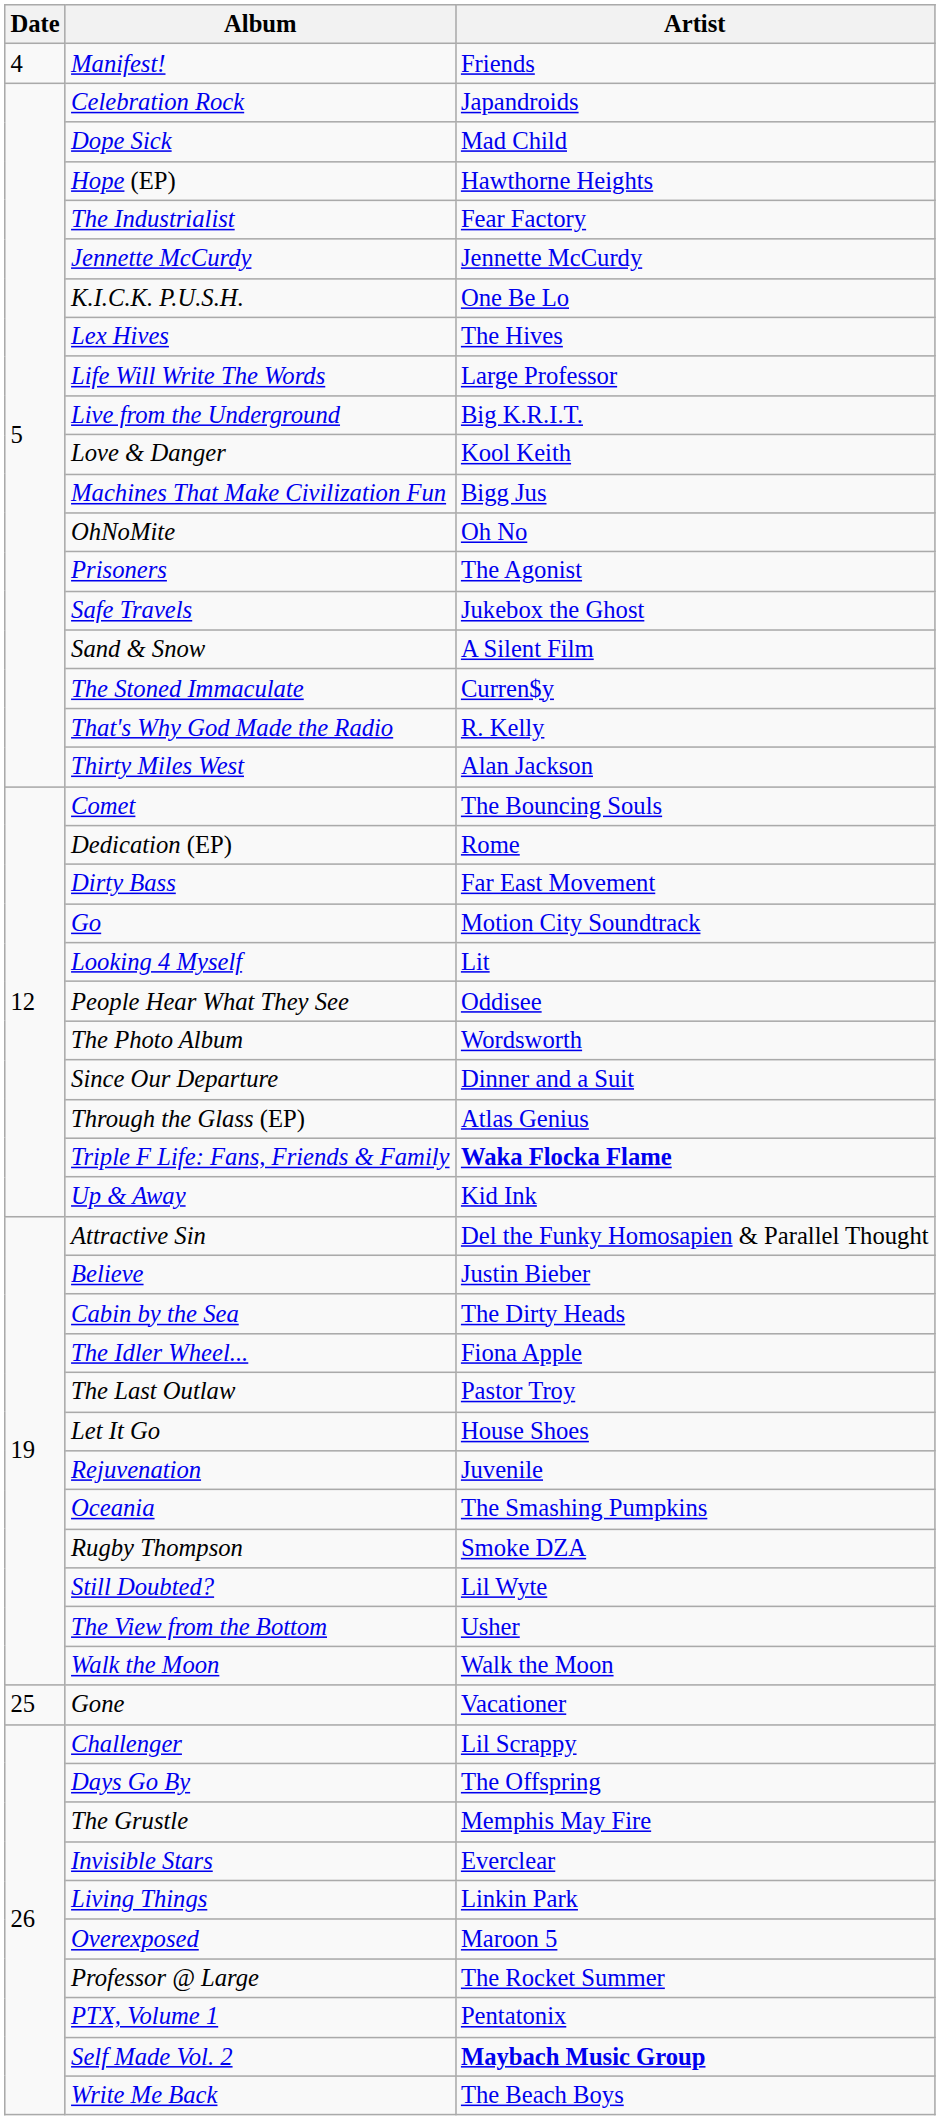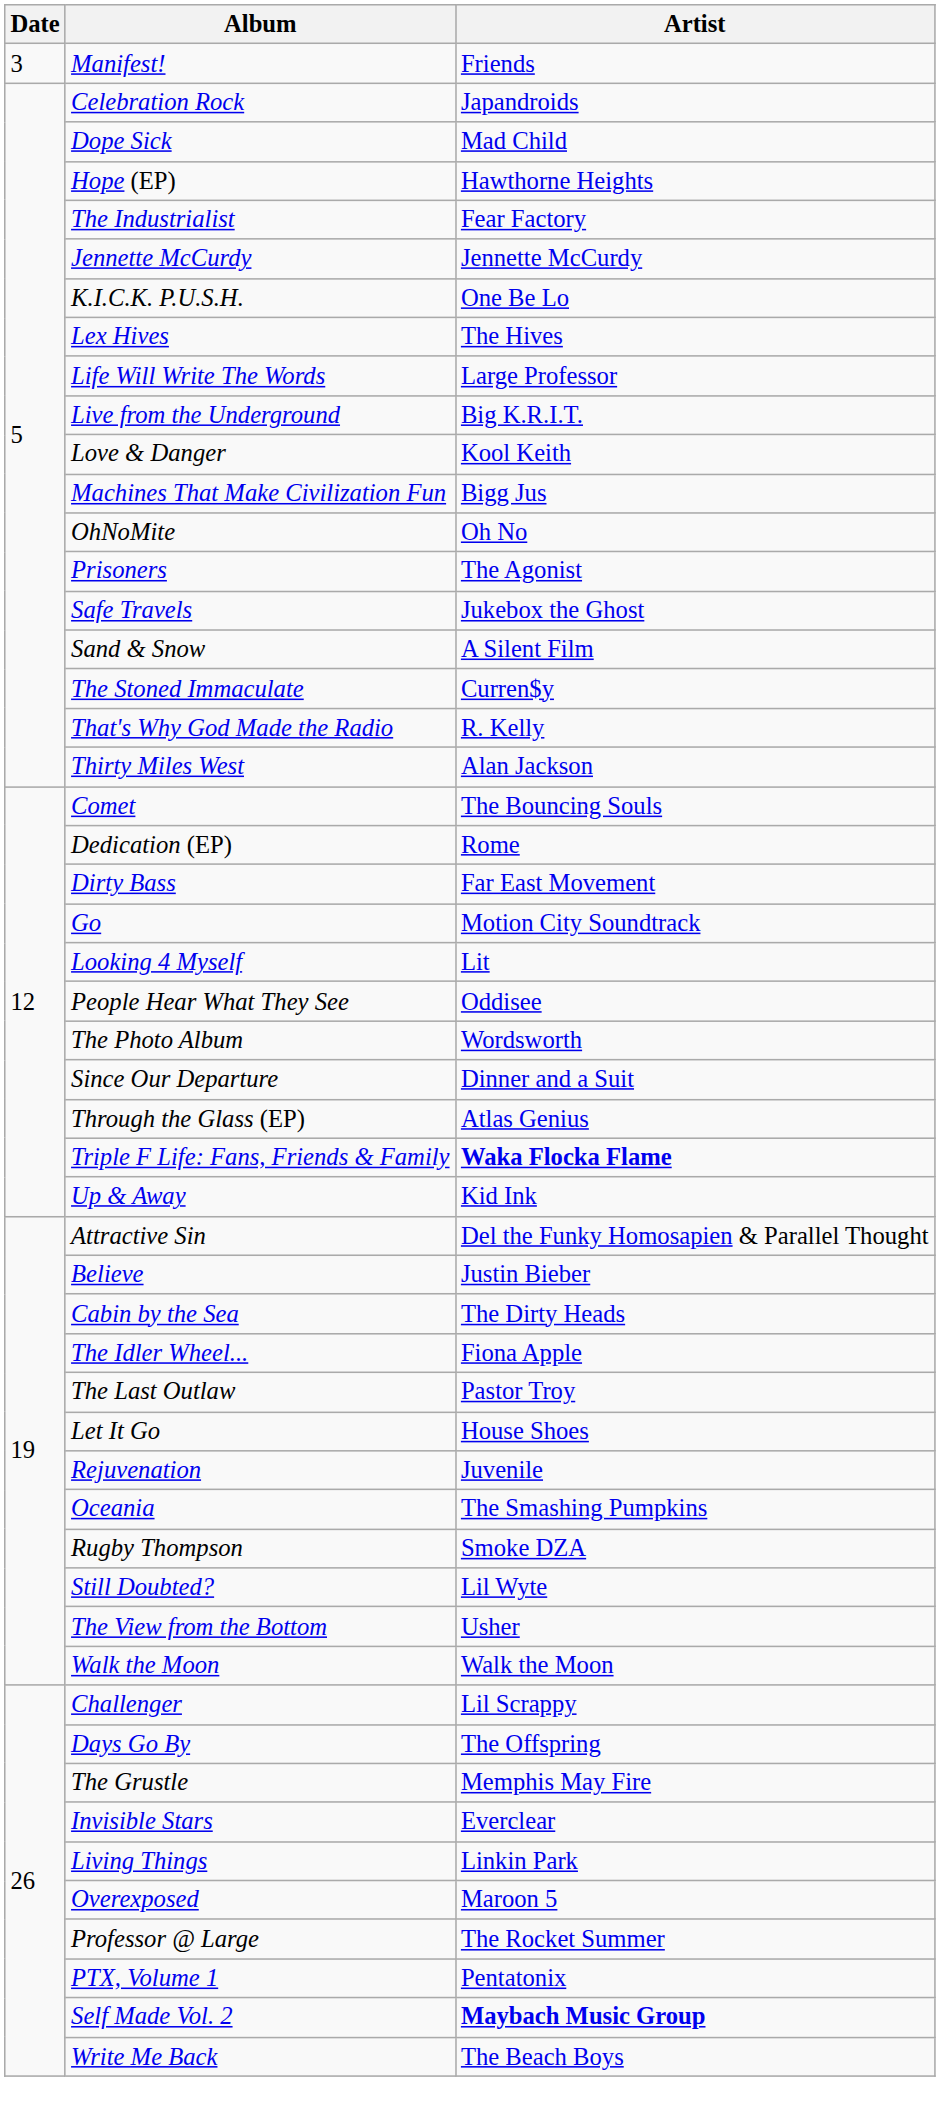(17, 63) 4 -> (17, 63) 3
- row: (98, 1704)
